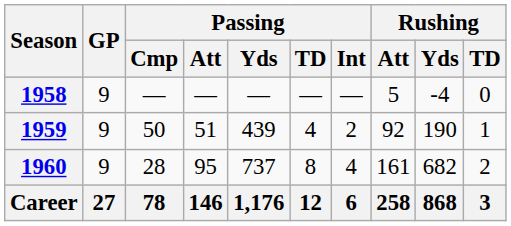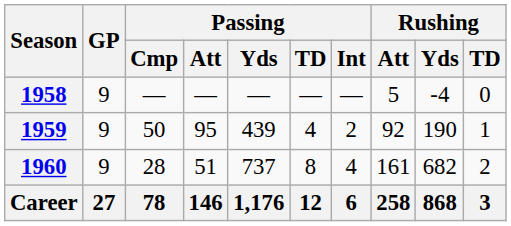(206, 130) 51 -> (206, 130) 95
(206, 166) 95 -> (206, 166) 51
